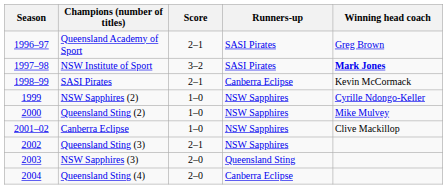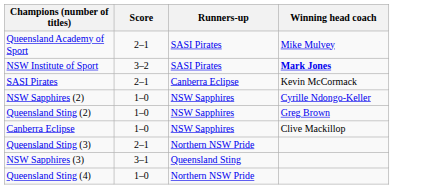- column: (31, 17)
(360, 44) Greg Brown -> (308, 44) Mike Mulvey
(362, 113) Mike Mulvey -> (305, 113) Greg Brown
(257, 144) NSW Sapphires -> (213, 144) Northern NSW Pride
(196, 160) 2–0 -> (141, 160) 3–1
(196, 176) 2–0 -> (141, 176) 1–0
(259, 176) Canberra Eclipse -> (213, 176) Northern NSW Pride
